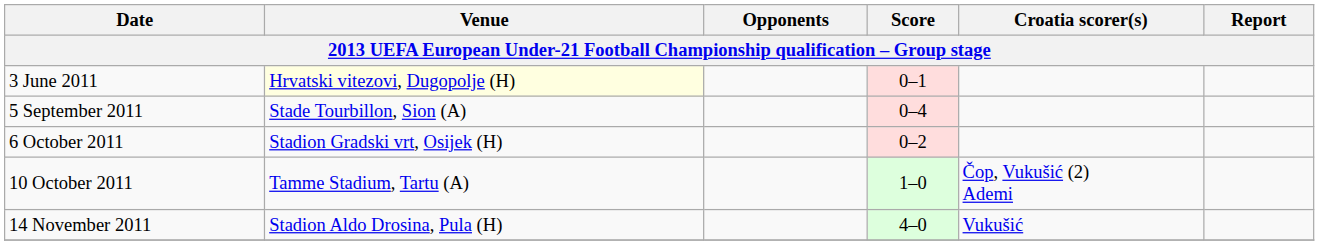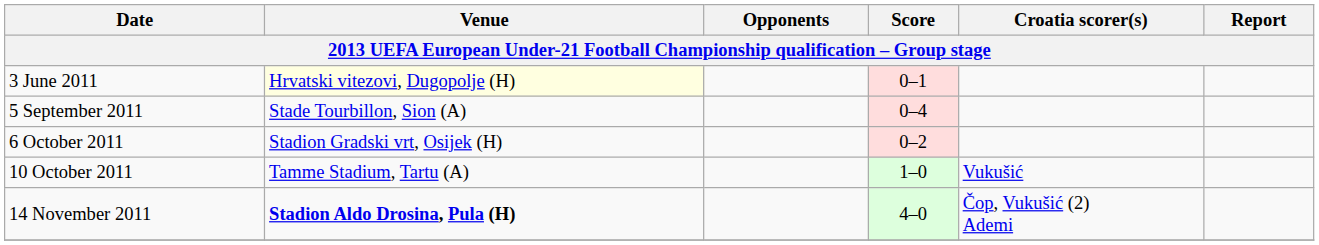(1026, 183) Čop, Vukušić (2) Ademi -> (993, 172) Vukušić
(386, 225) normal -> (392, 214) bold
(993, 225) Vukušić -> (1026, 214) Čop, Vukušić (2) Ademi
